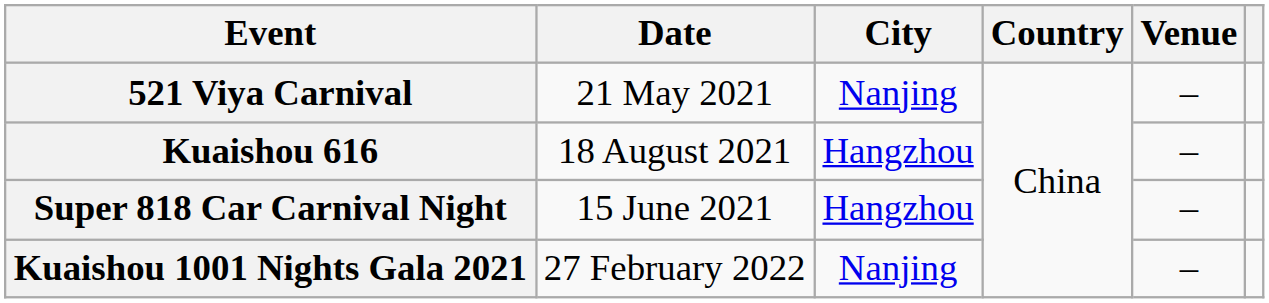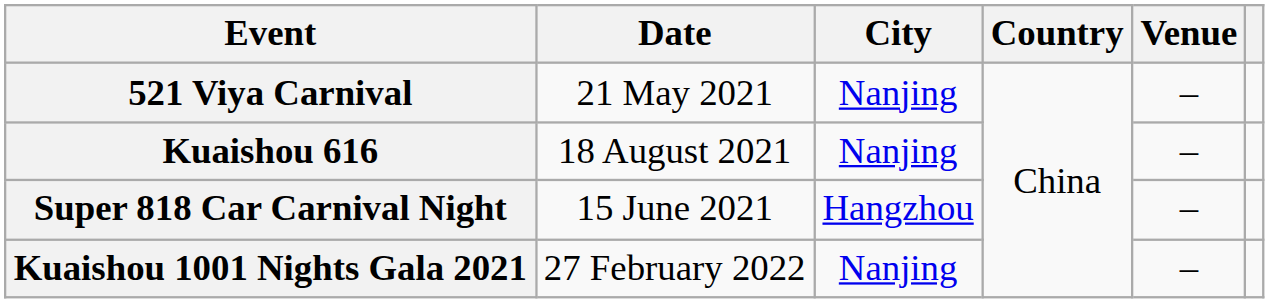(898, 150) Hangzhou -> (898, 150) Nanjing
